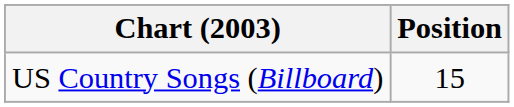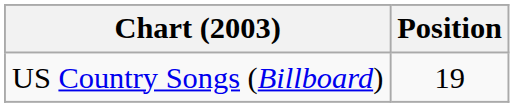(450, 76) 15 -> (450, 76) 19
